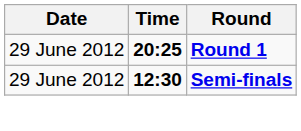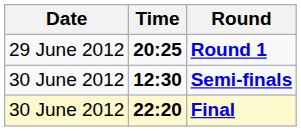(67, 79) 29 June 2012 -> (67, 79) 30 June 2012
+ row: (213, 110)
